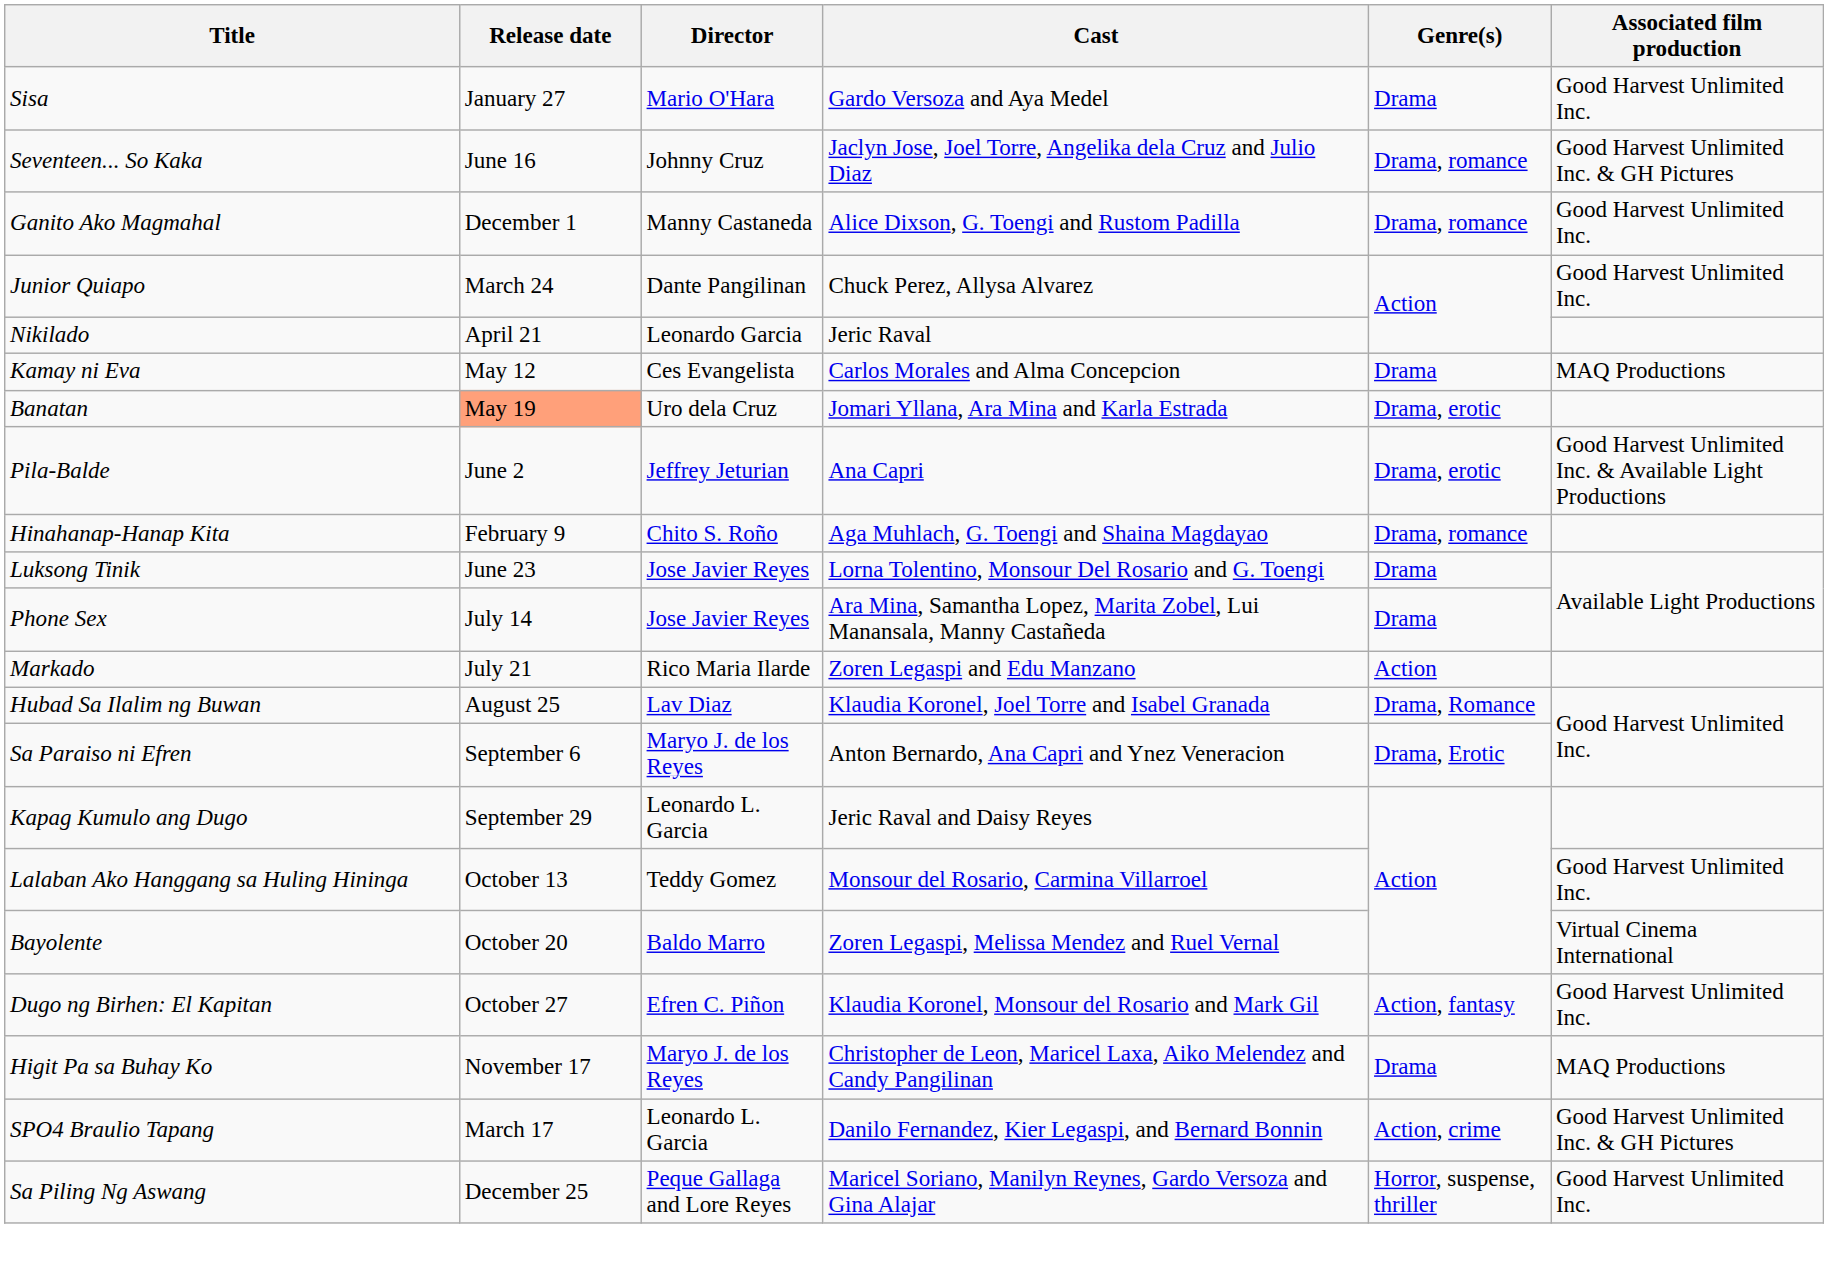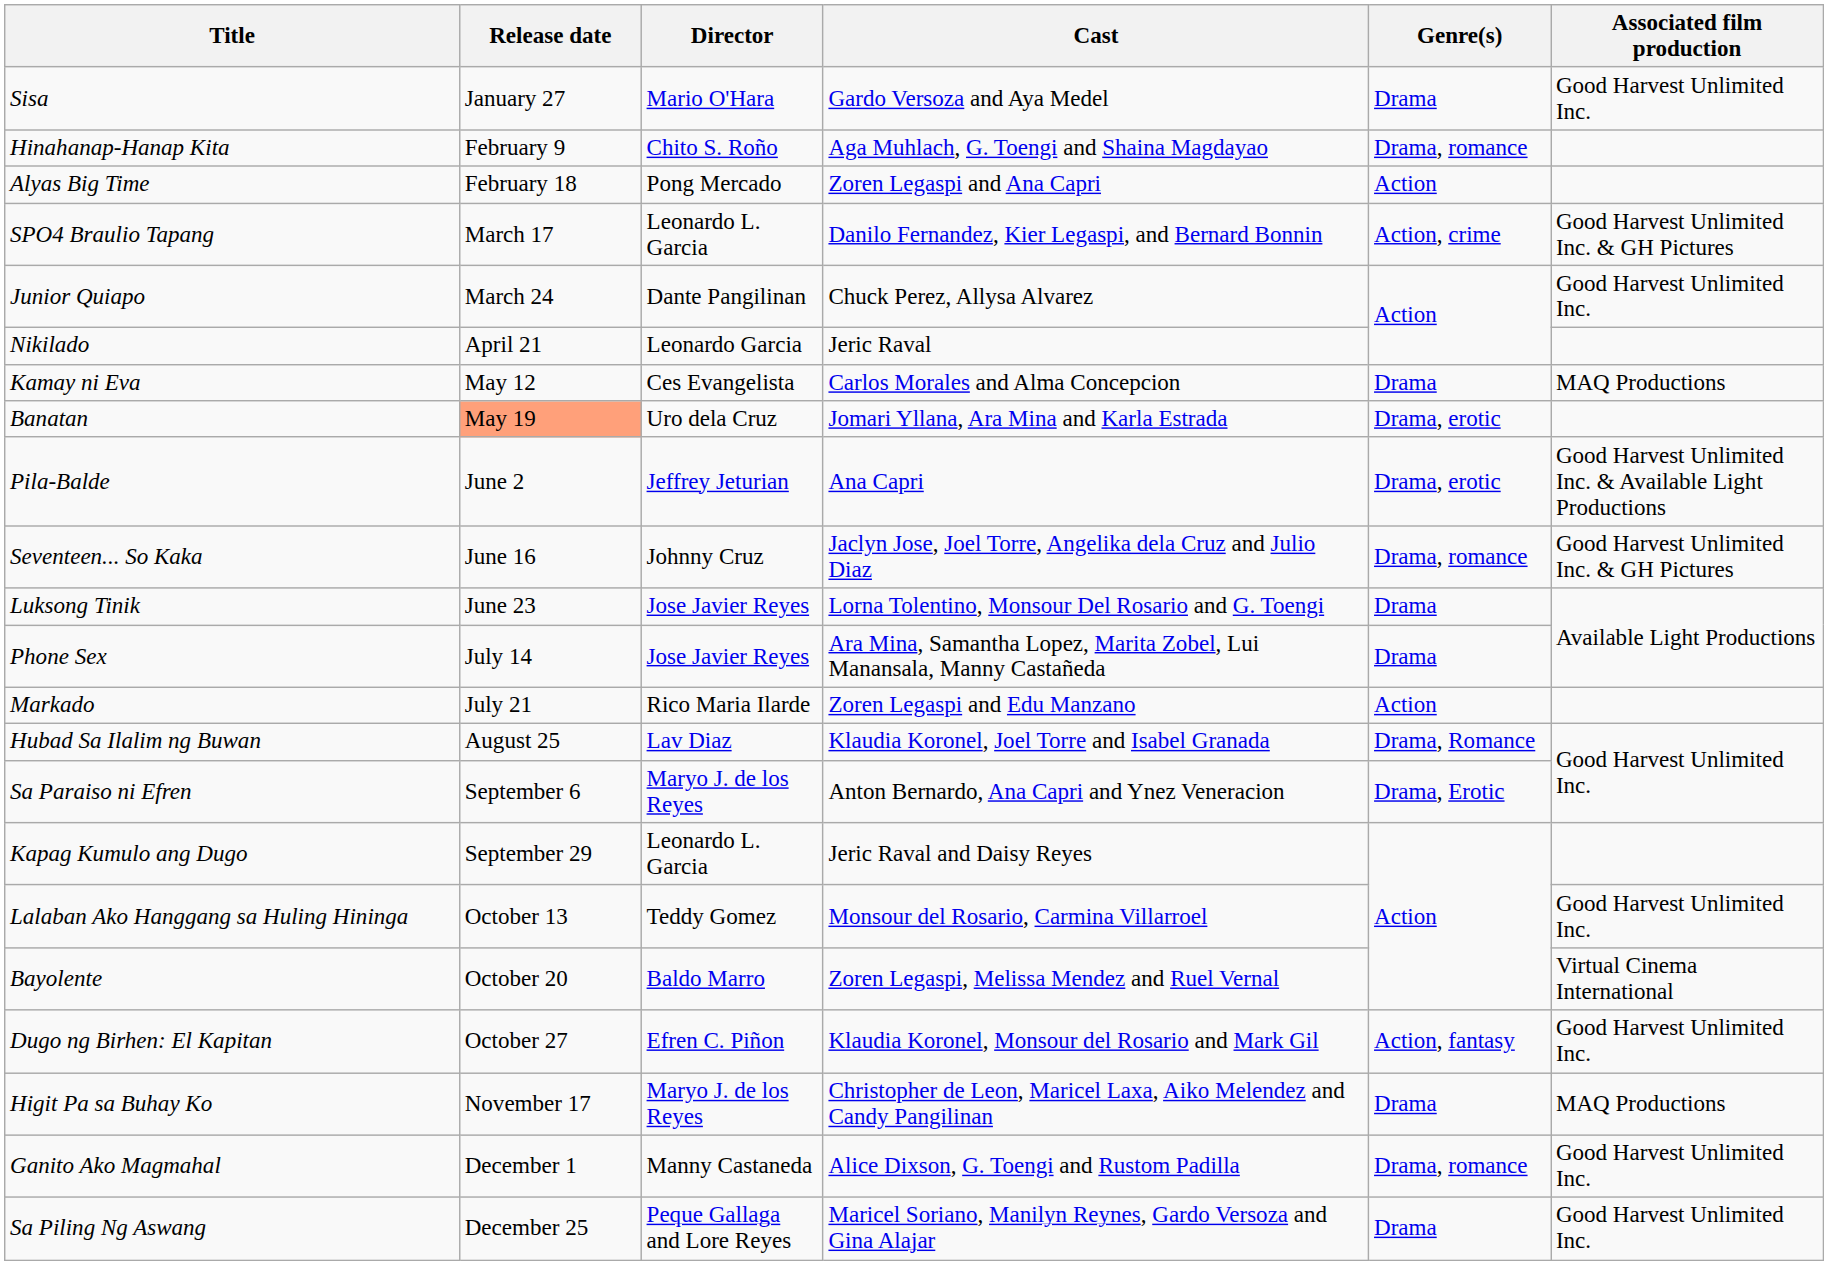rows swapped: (120, 533) <-> (106, 160)
+ row: (80, 184)
rows swapped: (112, 1129) <-> (115, 223)
(1455, 1191) Horror, suspense, thriller -> (1405, 1228) Drama
